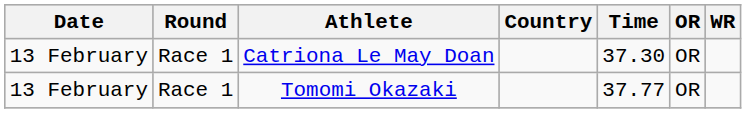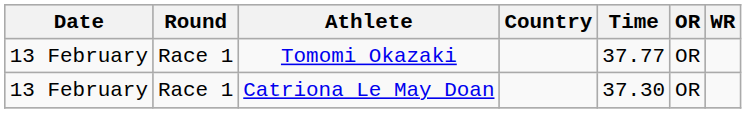rows swapped: (369, 90) <-> (369, 56)
